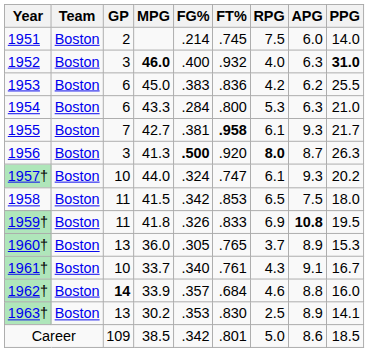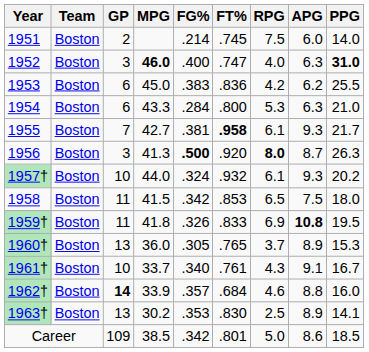(233, 62) .932 -> (233, 62) .747
(233, 176) .747 -> (233, 176) .932
